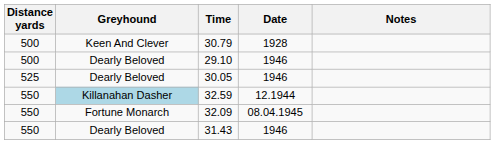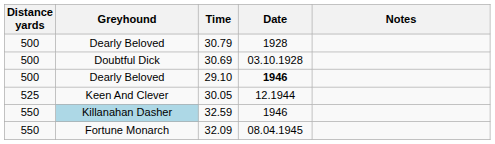(127, 43) Keen And Clever -> (127, 43) Dearly Beloved
+ row: (218, 60)
(275, 60) normal -> (275, 78) bold
(127, 78) Dearly Beloved -> (127, 95) Keen And Clever
(275, 78) 1946 -> (275, 95) 12.1944
(275, 95) 12.1944 -> (275, 113) 1946
- row: (218, 130)
